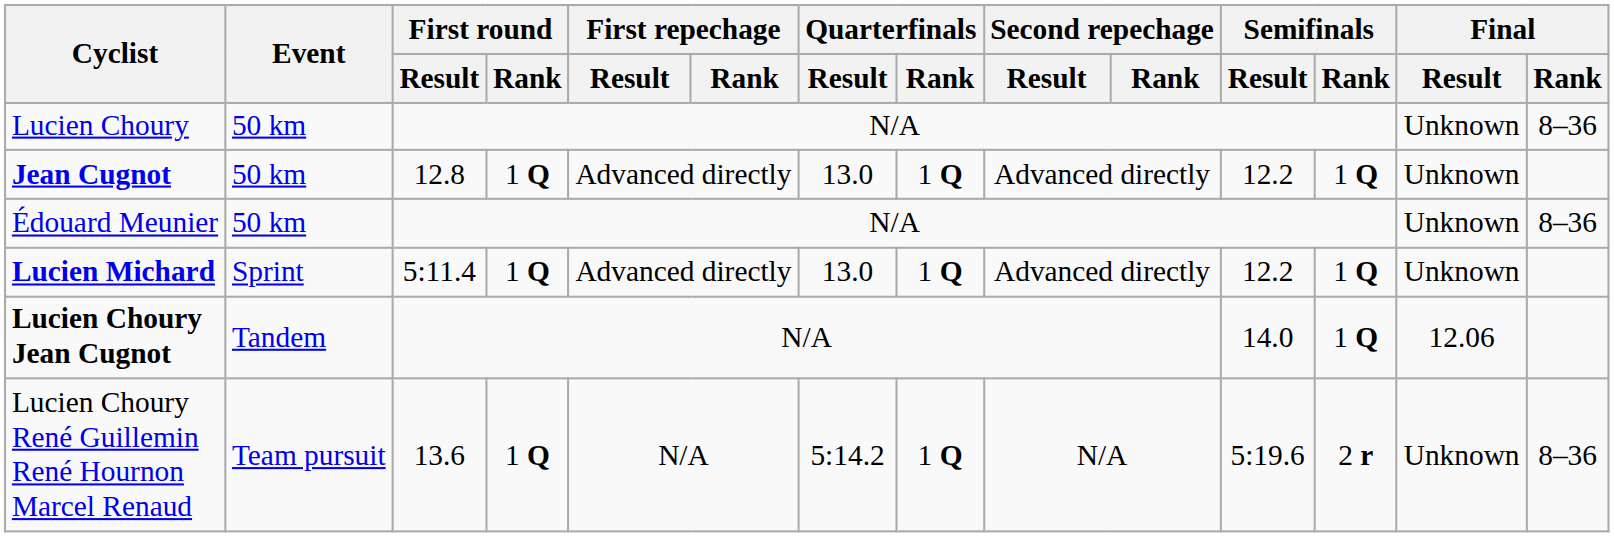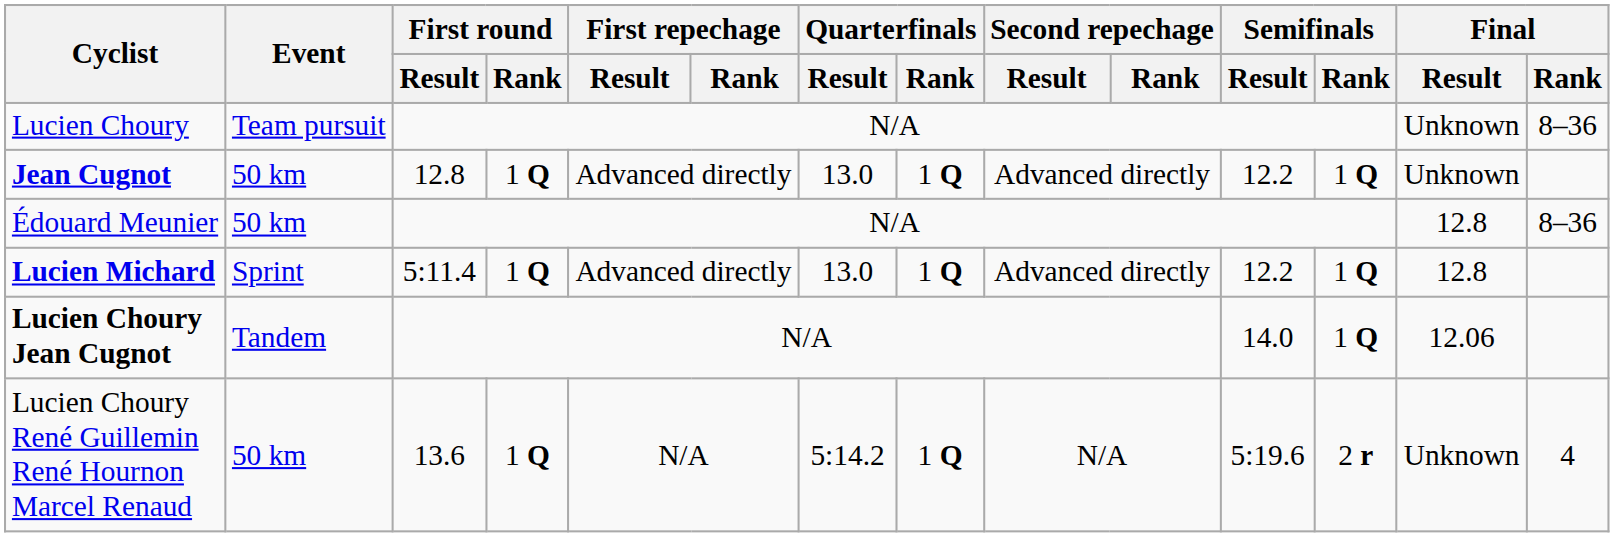(269, 126) 50 km -> (309, 126) Team pursuit
(1462, 222) Unknown -> (1462, 222) 12.8
(1462, 271) Unknown -> (1462, 271) 12.8
(309, 454) Team pursuit -> (269, 454) 50 km
(1568, 454) 8–36 -> (1568, 454) 4
